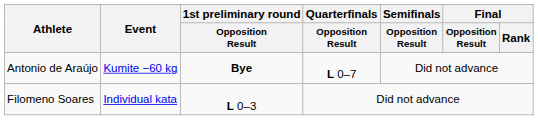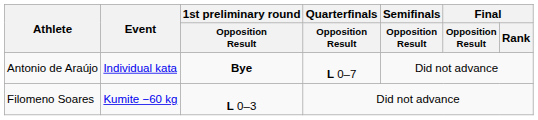(140, 69) Kumite −60 kg -> (140, 69) Individual kata
(140, 100) Individual kata -> (140, 100) Kumite −60 kg
